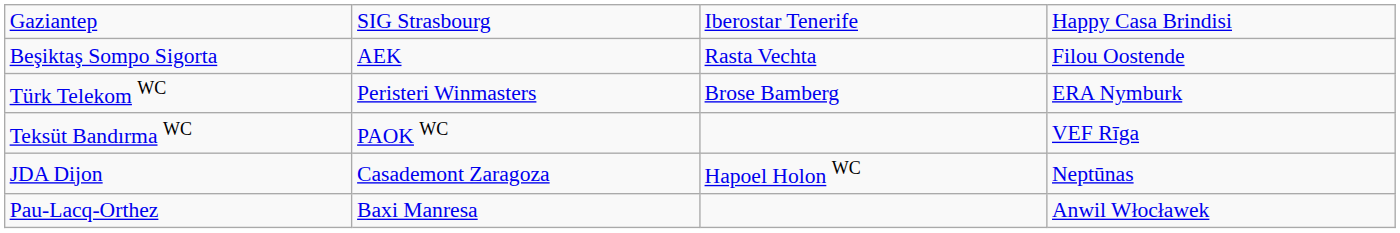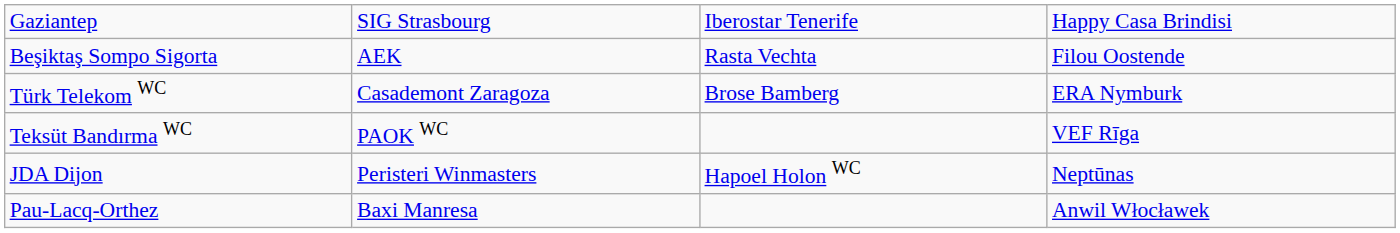(447, 93) Peristeri Winmasters -> (453, 93) Casademont Zaragoza
(453, 173) Casademont Zaragoza -> (447, 173) Peristeri Winmasters
